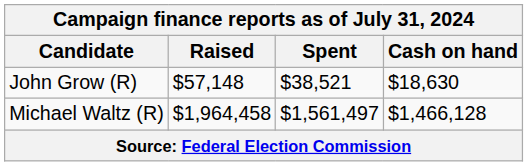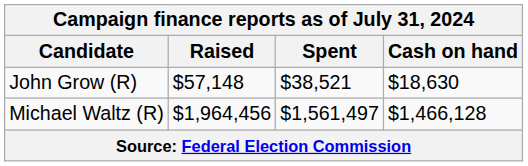(222, 113) $1,964,458 -> (222, 113) $1,964,456
